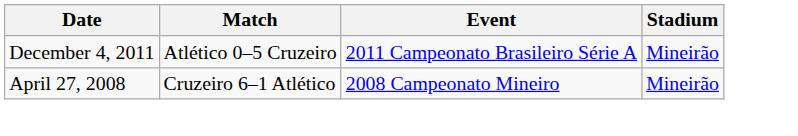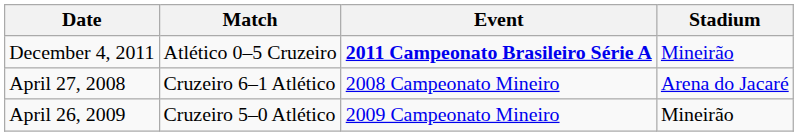(491, 51) normal -> (499, 51) bold
(683, 83) Mineirão -> (725, 83) Arena do Jacaré
+ row: (67, 114)
